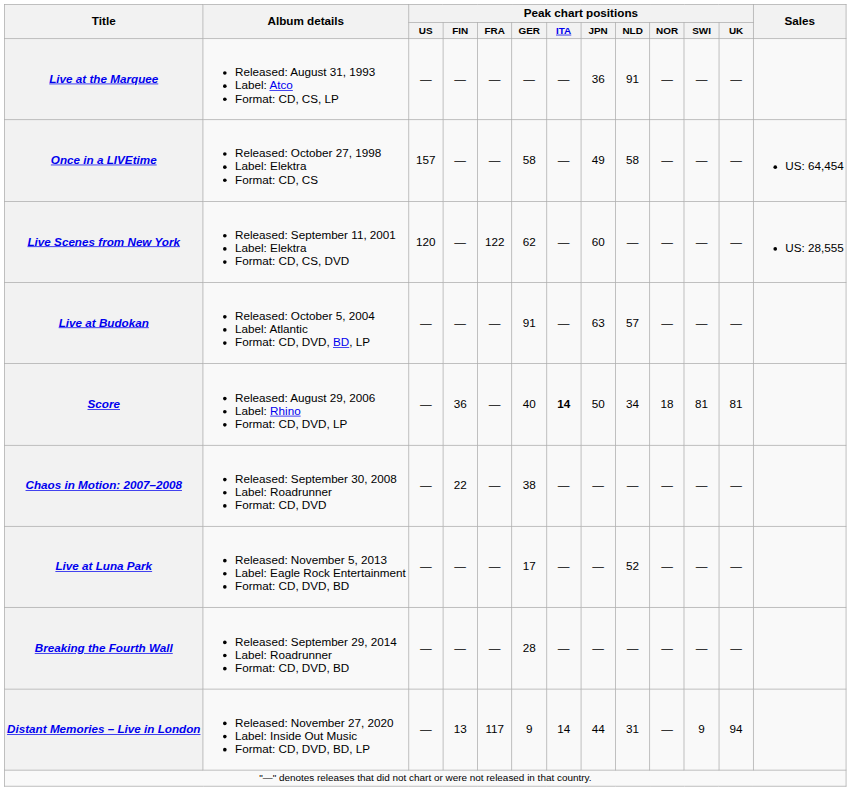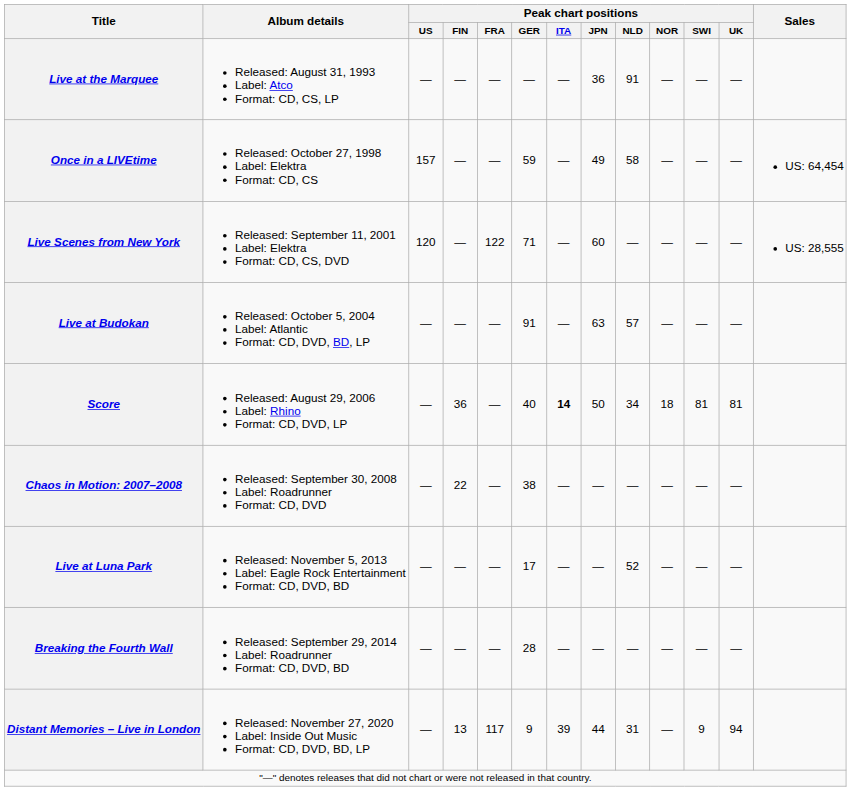(529, 160) 58 -> (529, 160) 59
(529, 241) 62 -> (529, 241) 71
(564, 729) 14 -> (564, 729) 39
